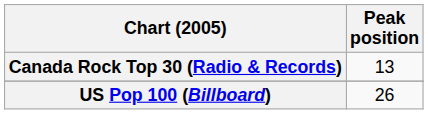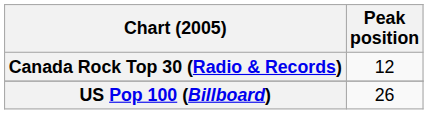(385, 66) 13 -> (385, 66) 12
